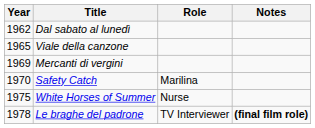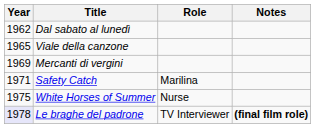(19, 81) 1970 -> (19, 81) 1971
(19, 115) no background -> (19, 115) lavender background
